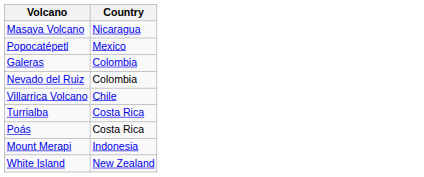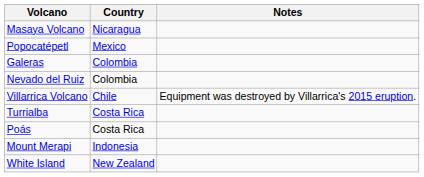+ column: (288, 12)
